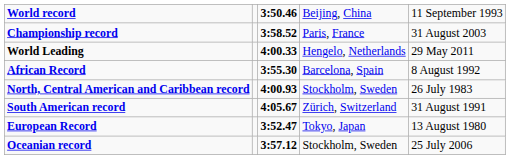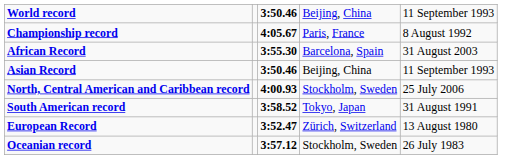(279, 32) 3:58.52 -> (279, 32) 4:05.67
(449, 32) 31 August 2003 -> (437, 32) 8 August 1992
- row: (45, 51)
(446, 70) 8 August 1992 -> (440, 51) 31 August 2003
+ row: (41, 70)
(442, 88) 26 July 1983 -> (433, 88) 25 July 2006
(279, 107) 4:05.67 -> (279, 107) 3:58.52
(349, 107) Zürich, Switzerland -> (334, 107) Tokyo, Japan
(334, 126) Tokyo, Japan -> (349, 126) Zürich, Switzerland
(442, 145) 25 July 2006 -> (433, 145) 26 July 1983
